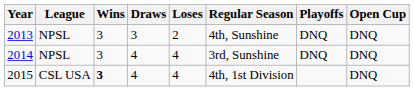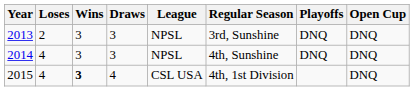columns swapped: (65, 14) <-> (187, 14)
(243, 34) 4th, Sunshine -> (244, 34) 3rd, Sunshine
(134, 55) 4 -> (113, 55) 3
(244, 55) 3rd, Sunshine -> (243, 55) 4th, Sunshine
